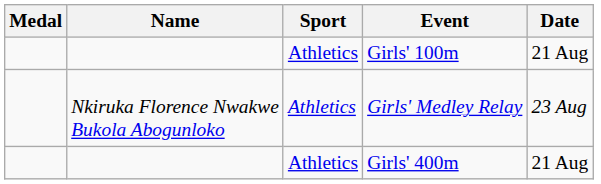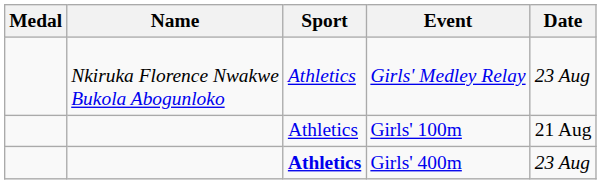rows swapped: (413, 52) <-> (445, 107)
(323, 163) normal -> (325, 163) bold
(560, 163) 21 Aug -> (562, 163) 23 Aug
